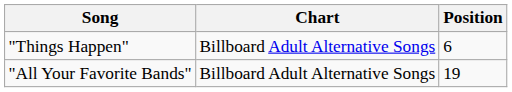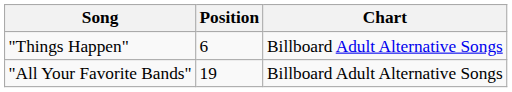columns swapped: (317, 18) <-> (473, 18)
